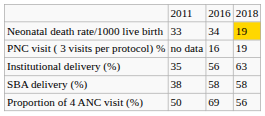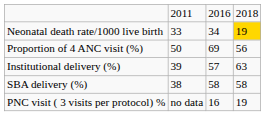rows swapped: (75, 102) <-> (86, 48)
(176, 66) 35 -> (176, 66) 39
(214, 66) 56 -> (214, 66) 57
